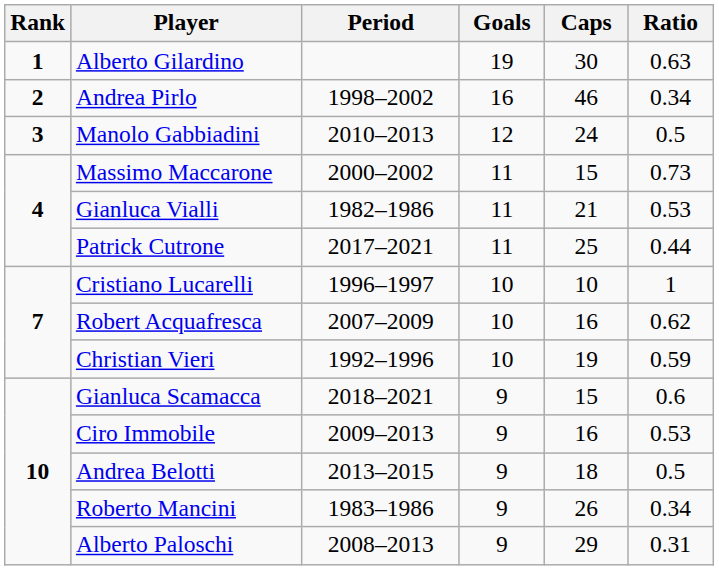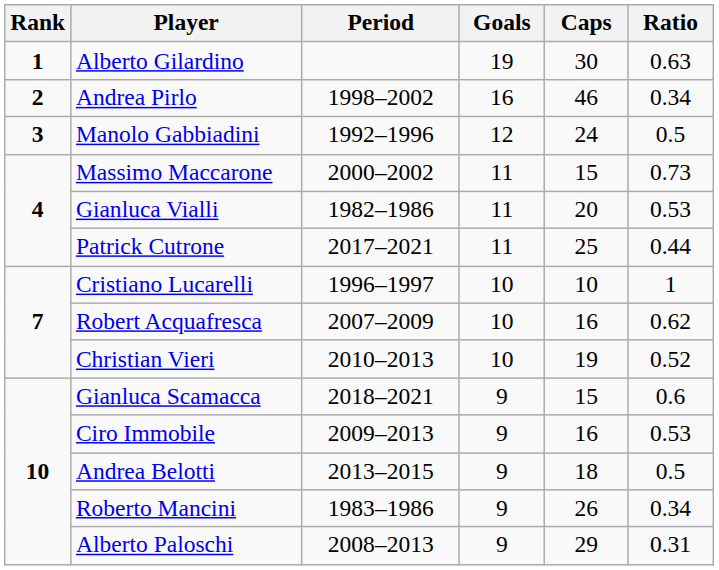(381, 135) 2010–2013 -> (381, 135) 1992–1996
(586, 209) 21 -> (586, 209) 20
(381, 358) 1992–1996 -> (381, 358) 2010–2013
(671, 358) 0.59 -> (671, 358) 0.52
